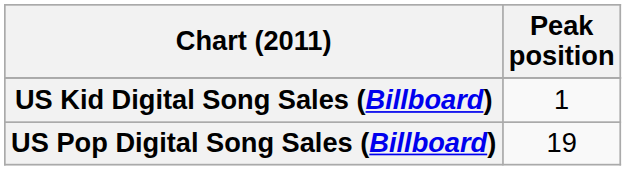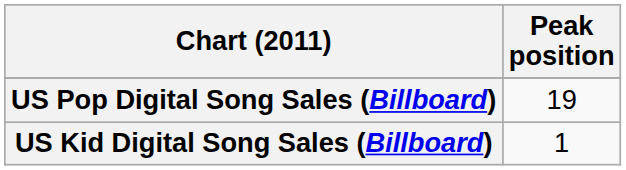rows swapped: (254, 99) <-> (254, 142)
